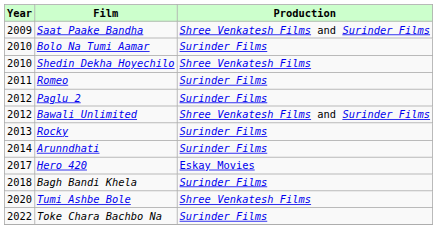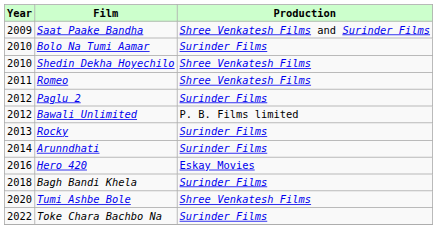(223, 81) Surinder Films -> (245, 81) Shree Venkatesh Films
(305, 115) Shree Venkatesh Films and Surinder Films -> (239, 115) P. B. Films limited
(19, 165) 2017 -> (19, 165) 2016
